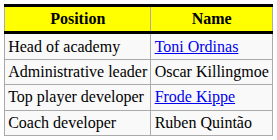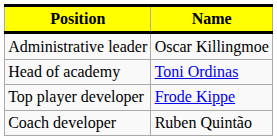rows swapped: (64, 46) <-> (78, 71)
